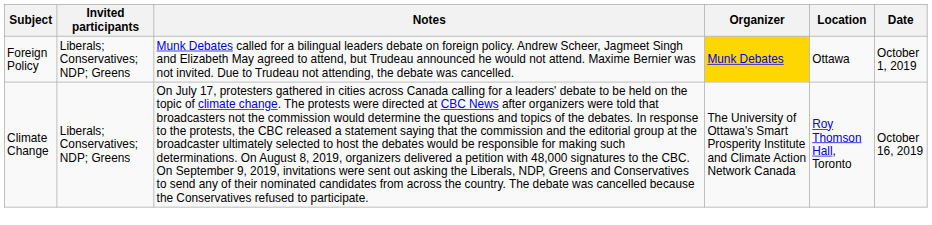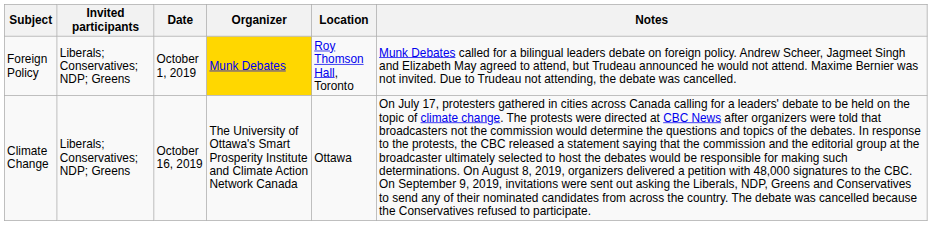columns swapped: (901, 20) <-> (429, 20)
(831, 59) Ottawa -> (339, 65) Roy Thomson Hall, Toronto
(837, 144) Roy Thomson Hall, Toronto -> (333, 158) Ottawa
